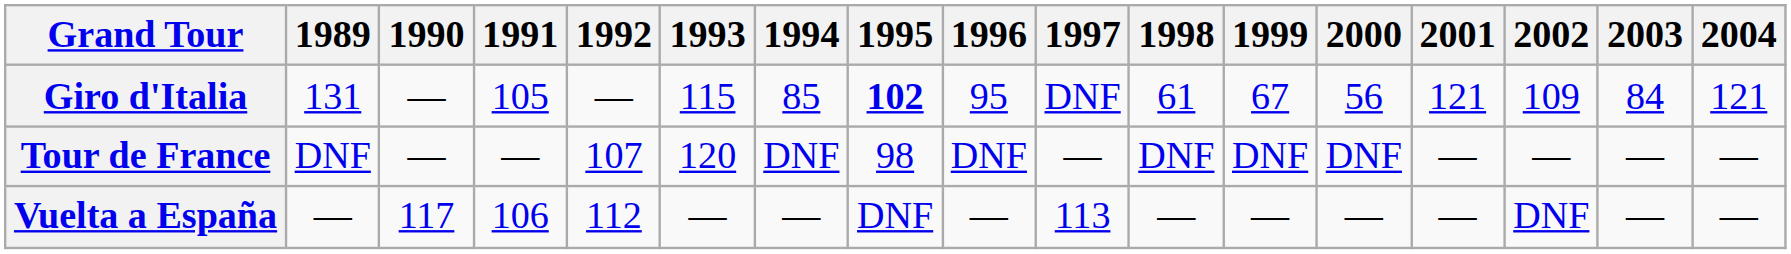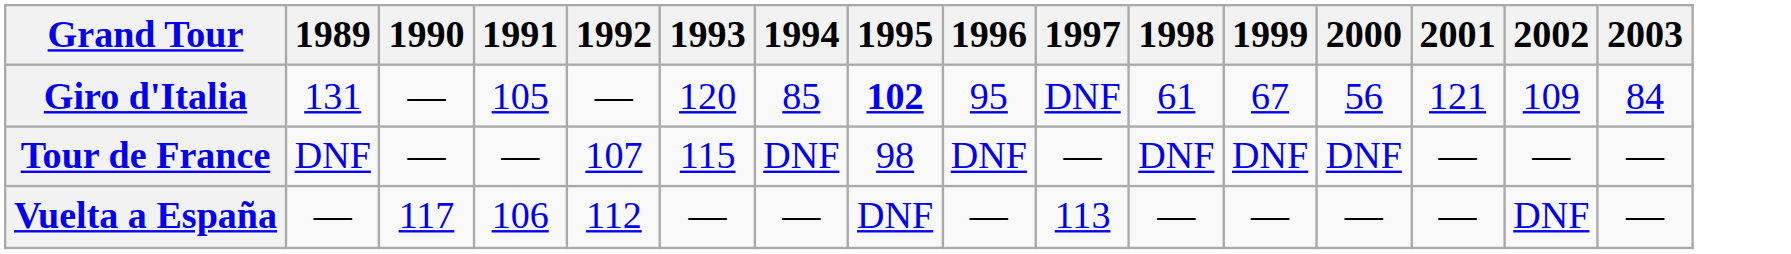- column: (1739, 34)
(708, 95) 115 -> (708, 95) 120
(708, 155) 120 -> (708, 155) 115
